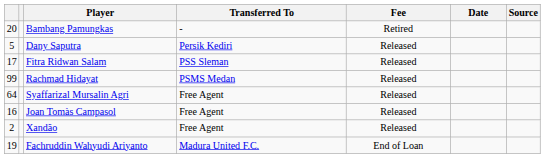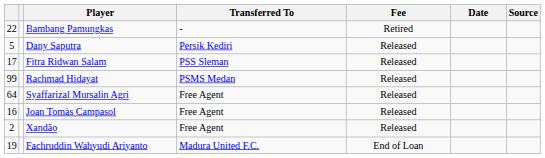(12, 29) 20 -> (12, 29) 22
